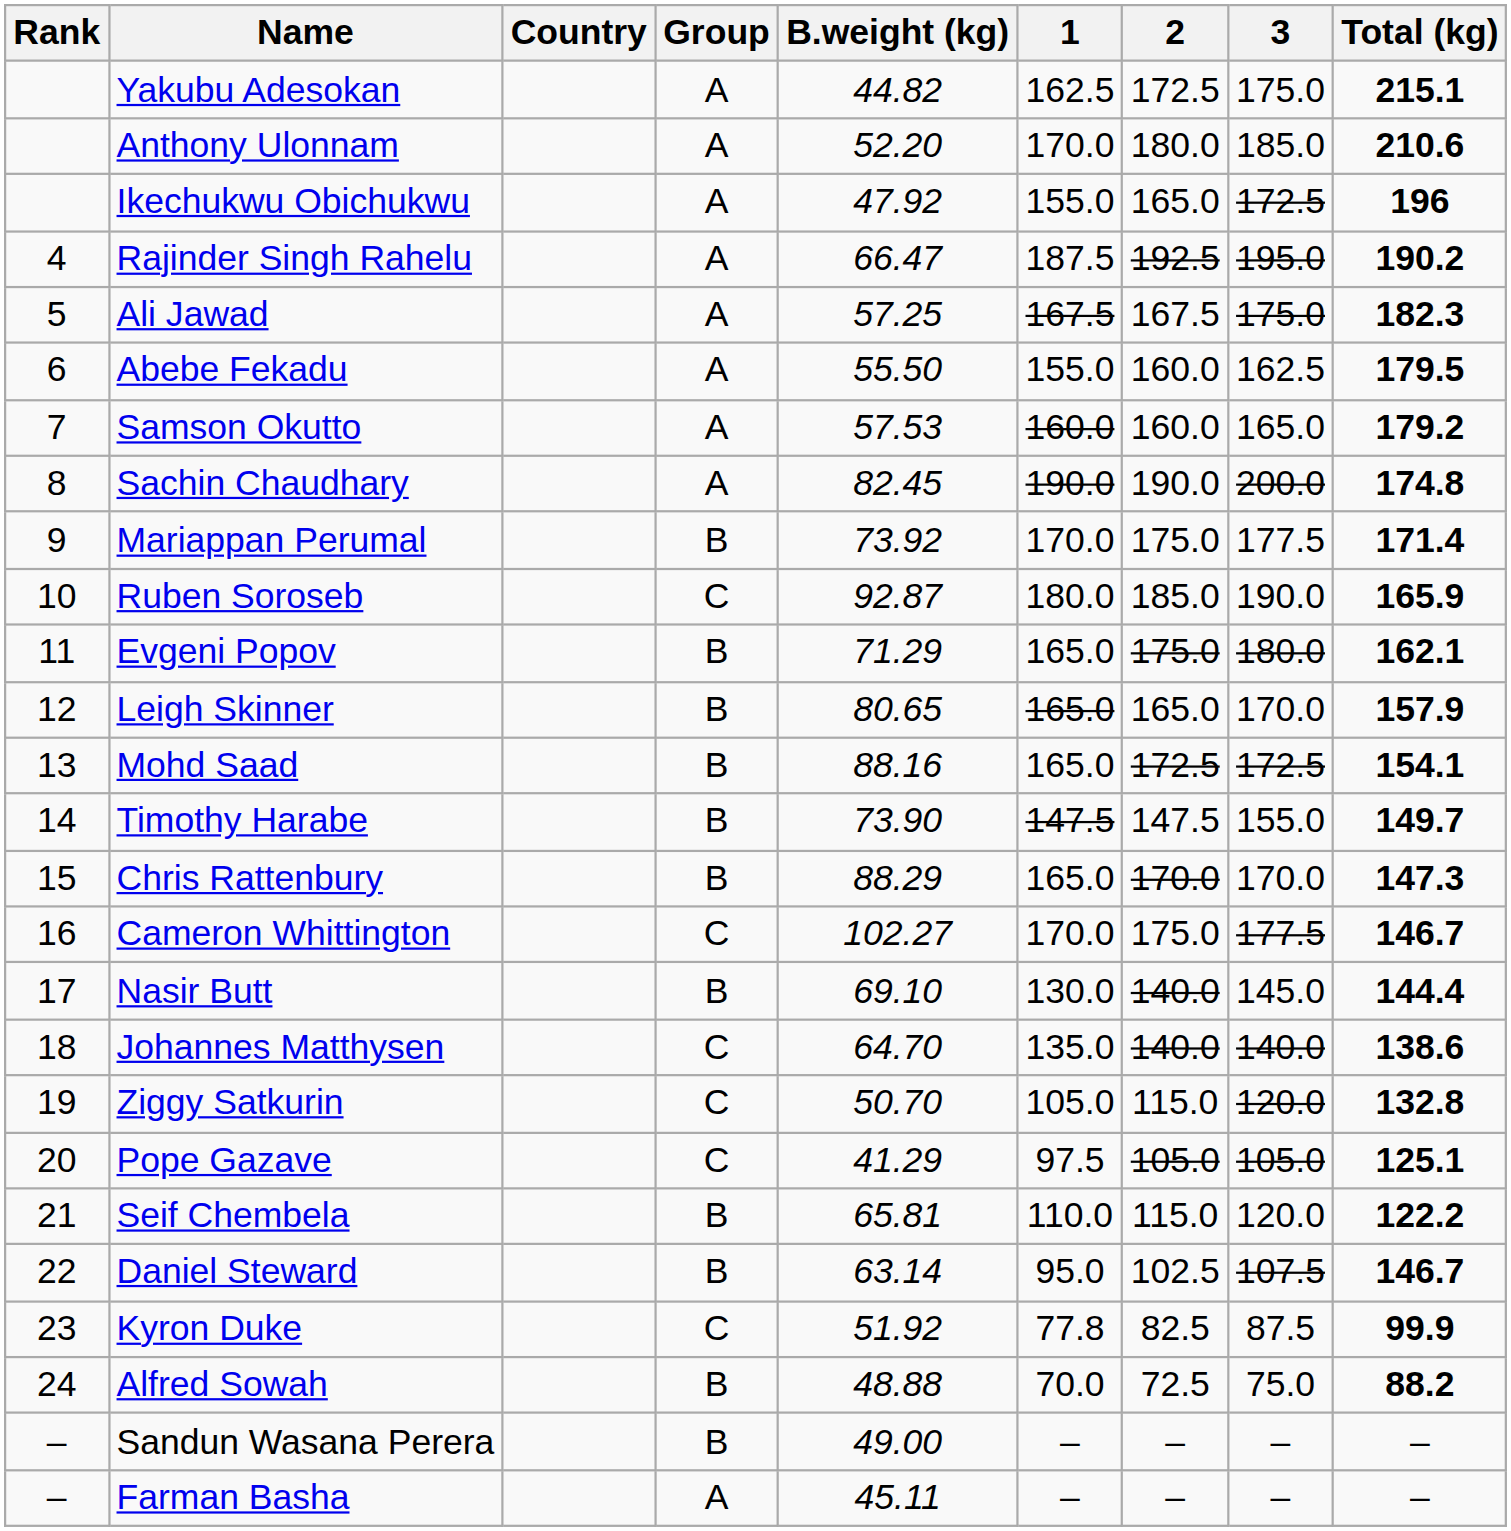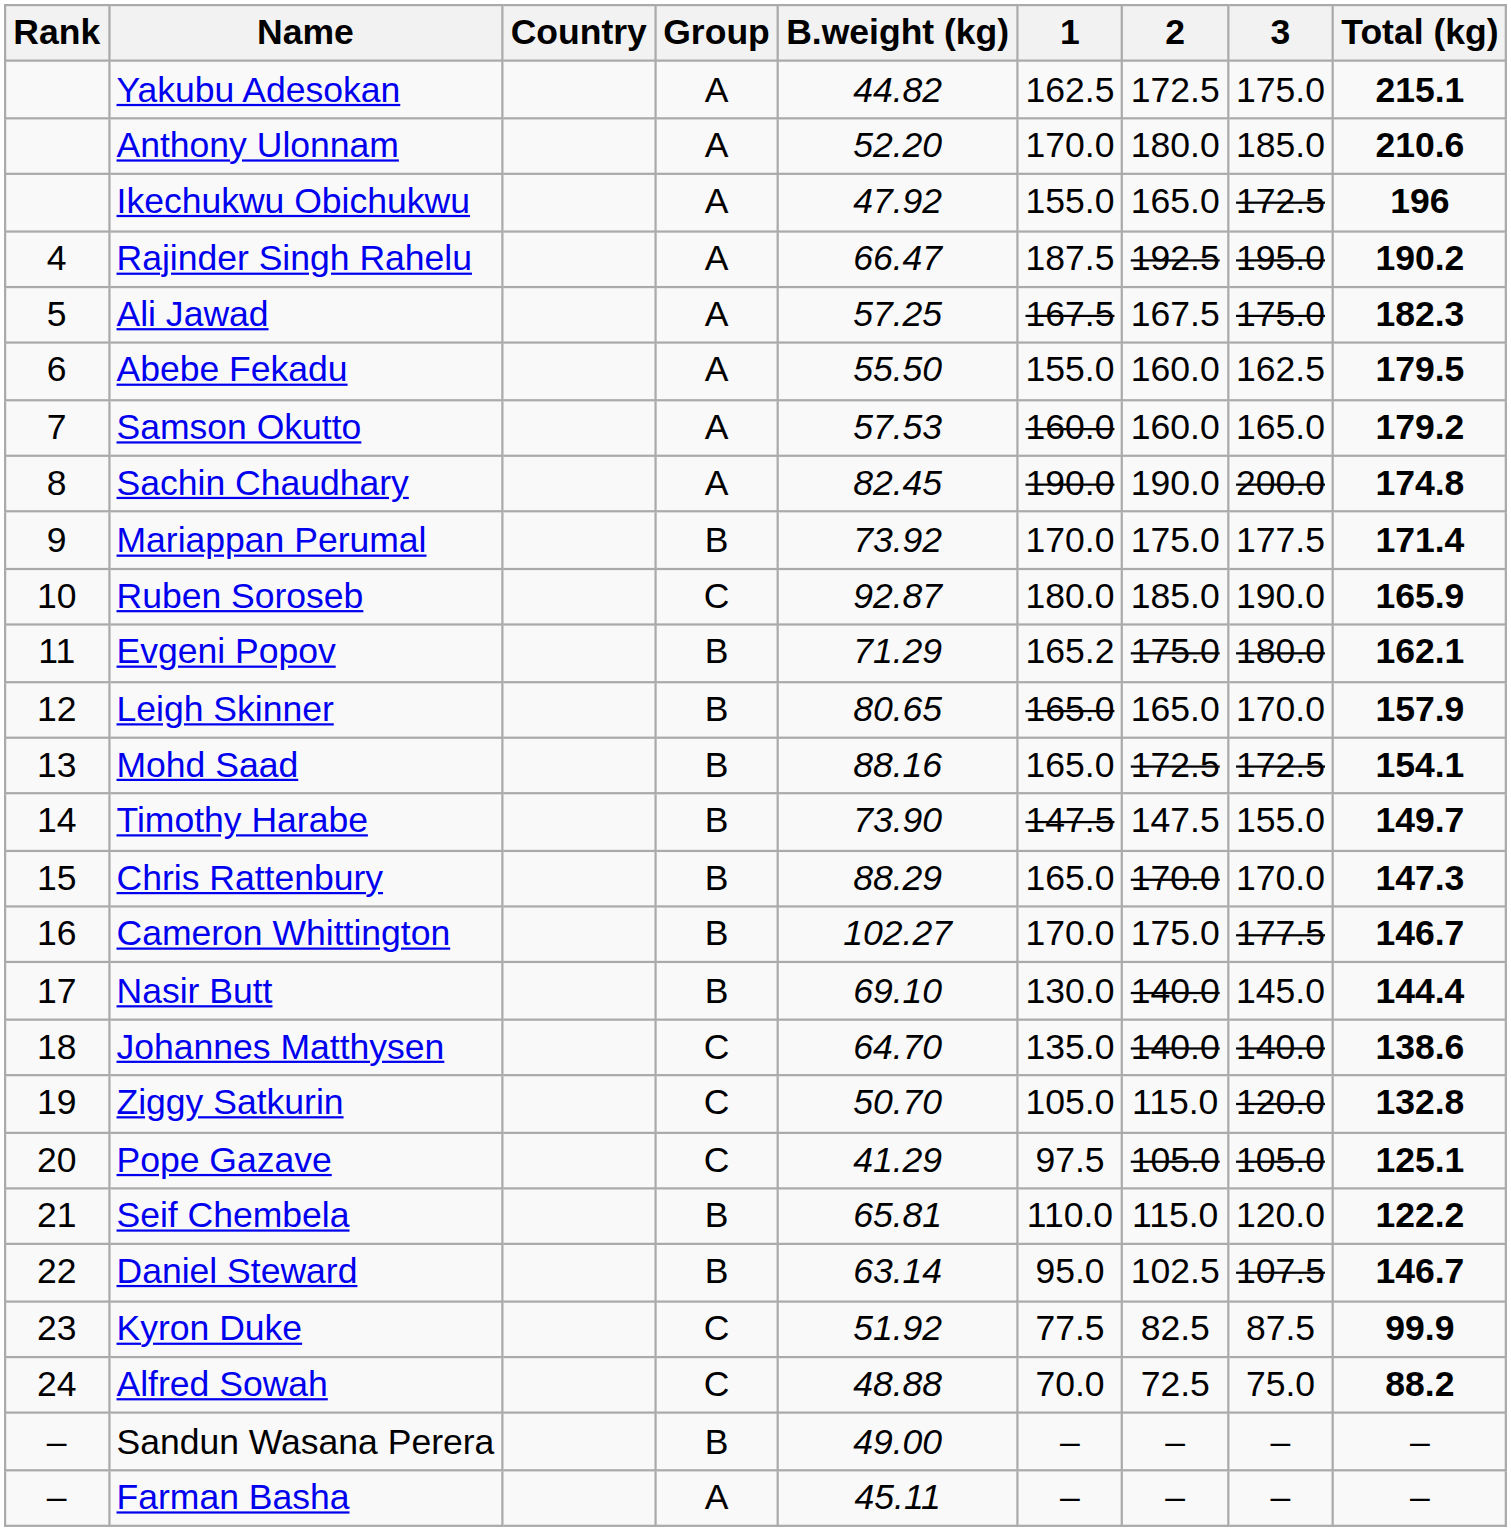(1070, 652) 165.0 -> (1070, 652) 165.2
(717, 933) C -> (716, 933) B
(1070, 1328) 77.8 -> (1070, 1328) 77.5
(716, 1384) B -> (717, 1384) C
